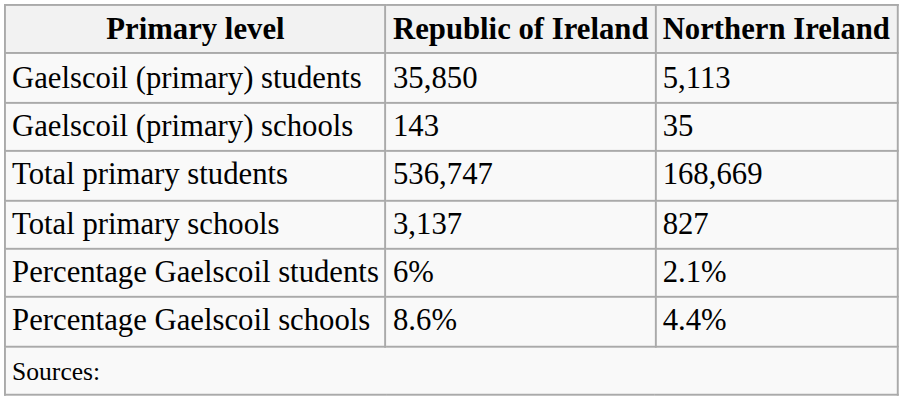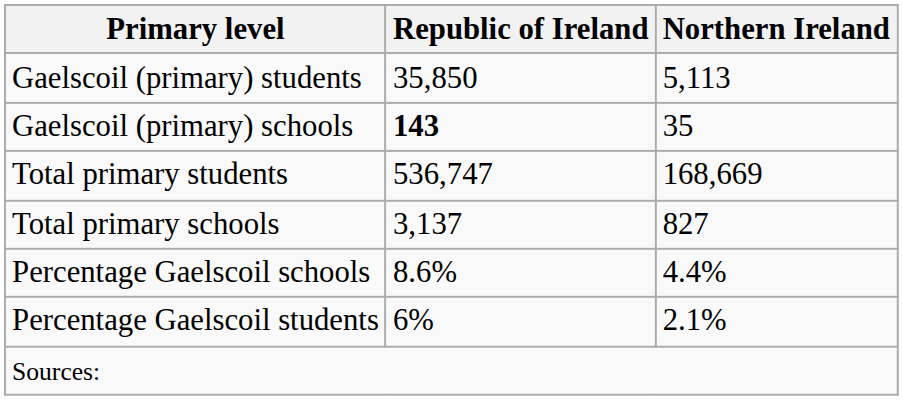(416, 126) normal -> (416, 126) bold
rows swapped: (195, 272) <-> (191, 321)
